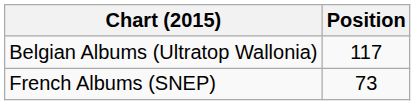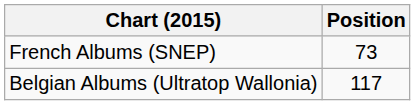rows swapped: (163, 52) <-> (113, 83)
